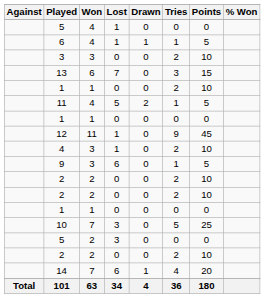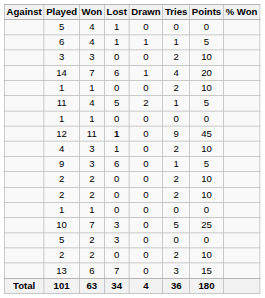rows swapped: (62, 73) <-> (62, 270)
(117, 133) normal -> (117, 133) bold
